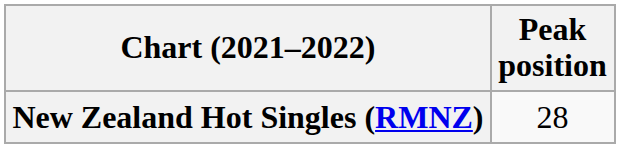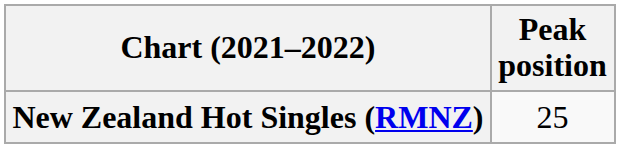(552, 116) 28 -> (552, 116) 25
